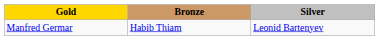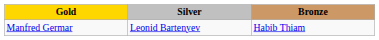columns swapped: (313, 12) <-> (189, 12)
